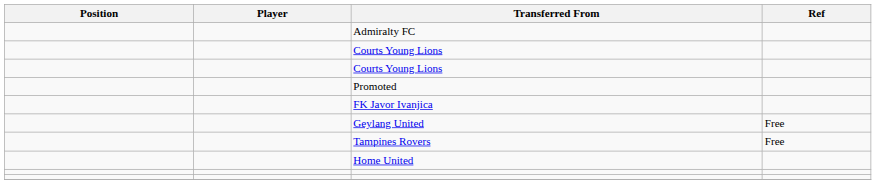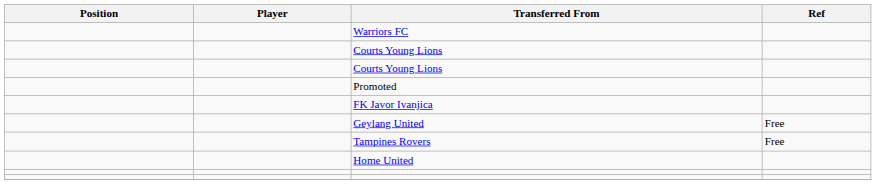+ row: (381, 32)
- row: (384, 32)
